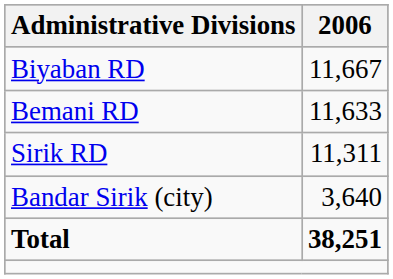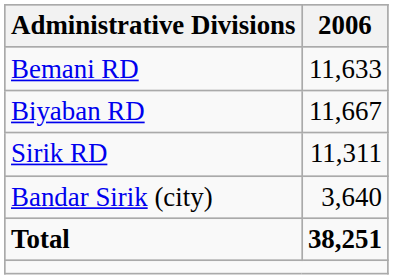rows swapped: (75, 111) <-> (78, 68)
